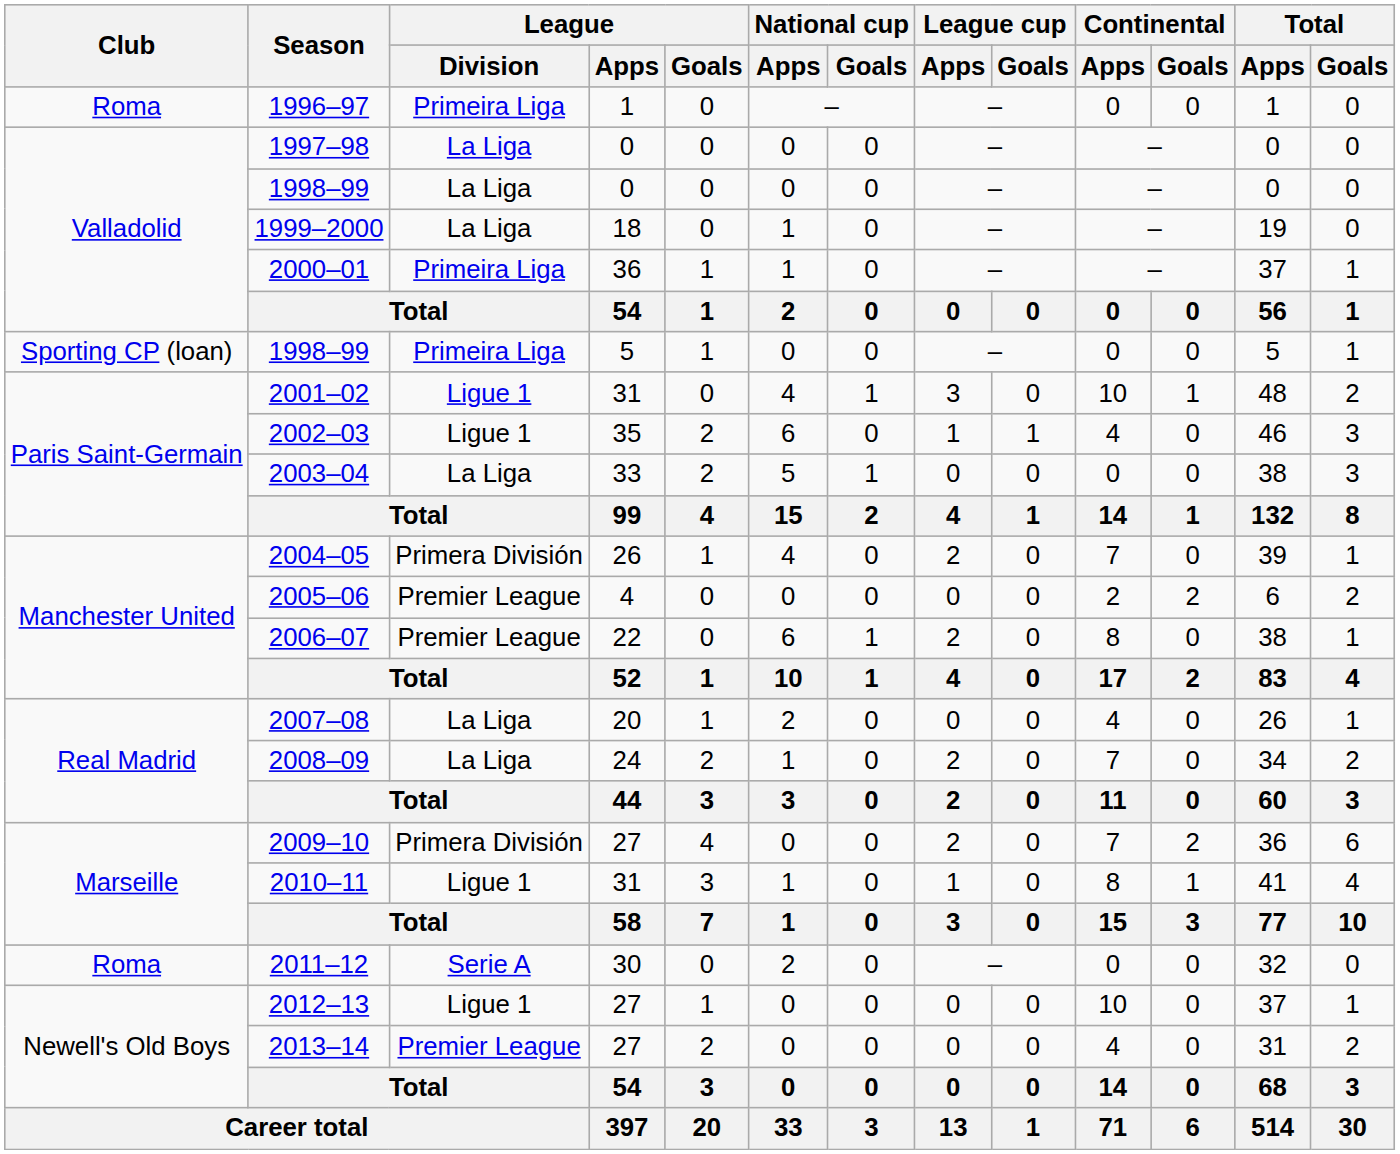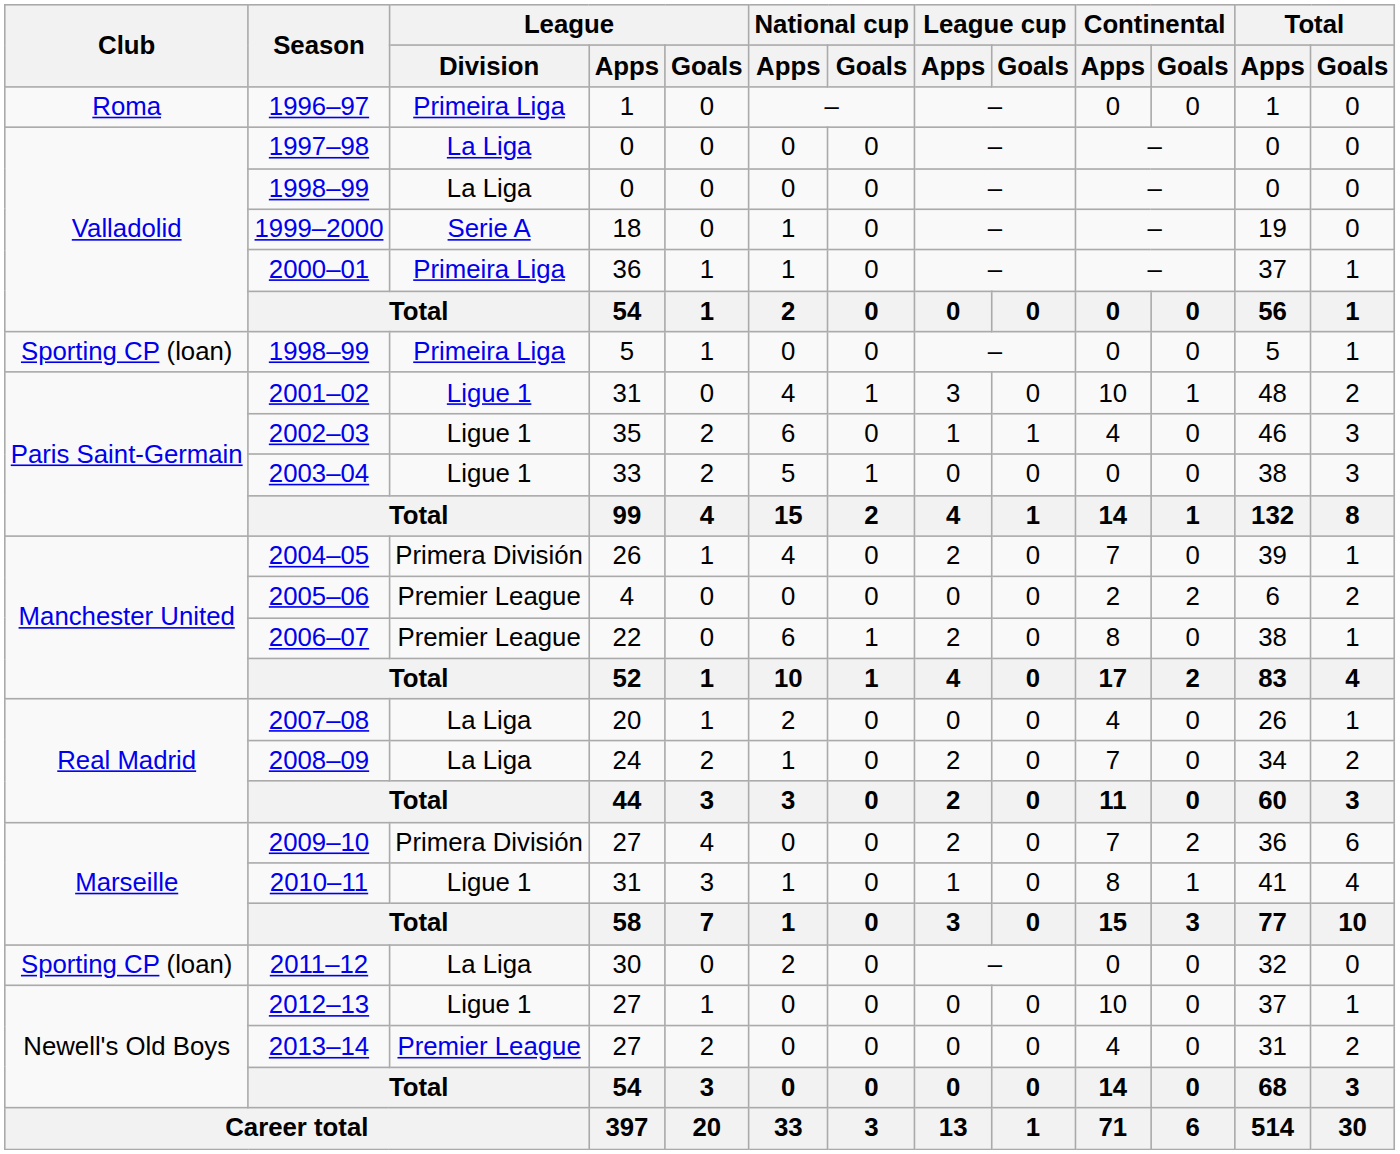(489, 229) La Liga -> (489, 229) Serie A
(489, 474) La Liga -> (489, 474) Ligue 1
(127, 964) Roma -> (127, 964) Sporting CP (loan)
(489, 964) Serie A -> (489, 964) La Liga
